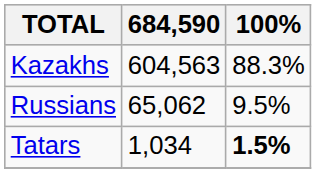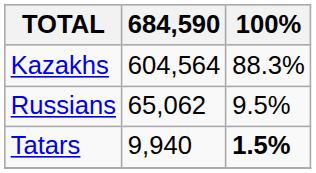(174, 65) 604,563 -> (174, 65) 604,564
(160, 146) 1,034 -> (160, 146) 9,940
